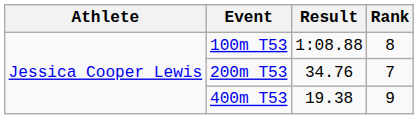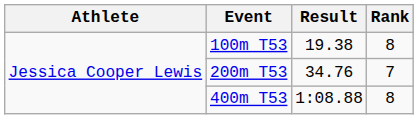(329, 45) 1:08.88 -> (329, 45) 19.38
(329, 99) 19.38 -> (329, 99) 1:08.88
(390, 99) 9 -> (390, 99) 8
